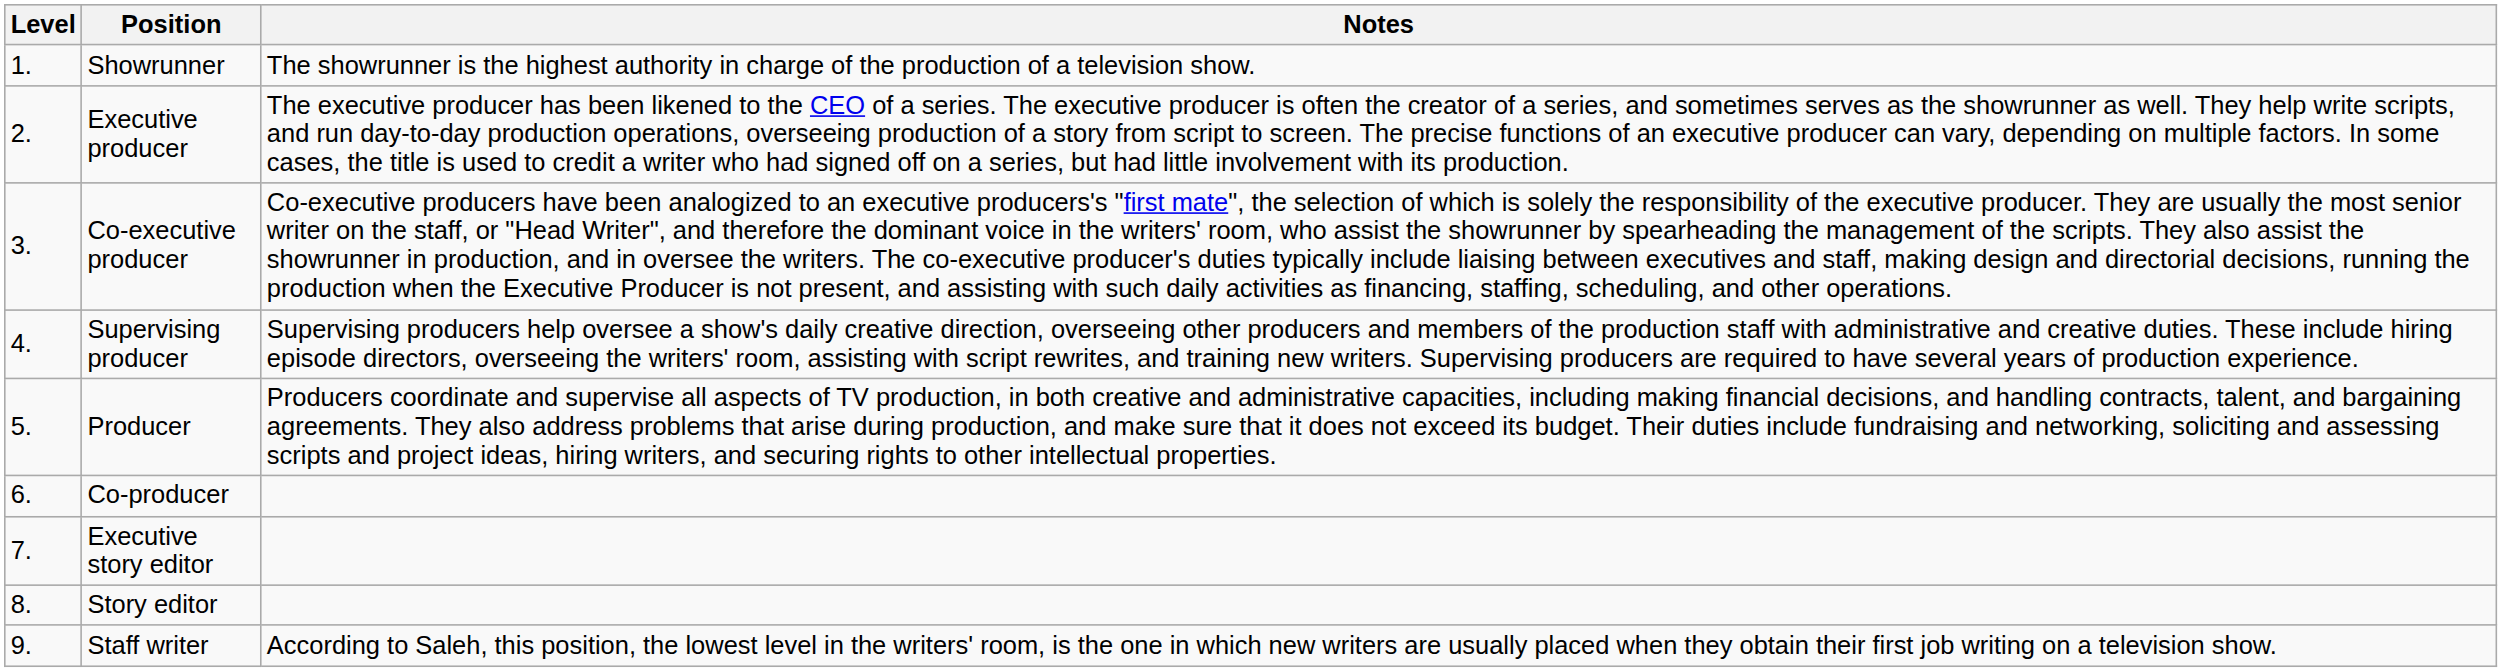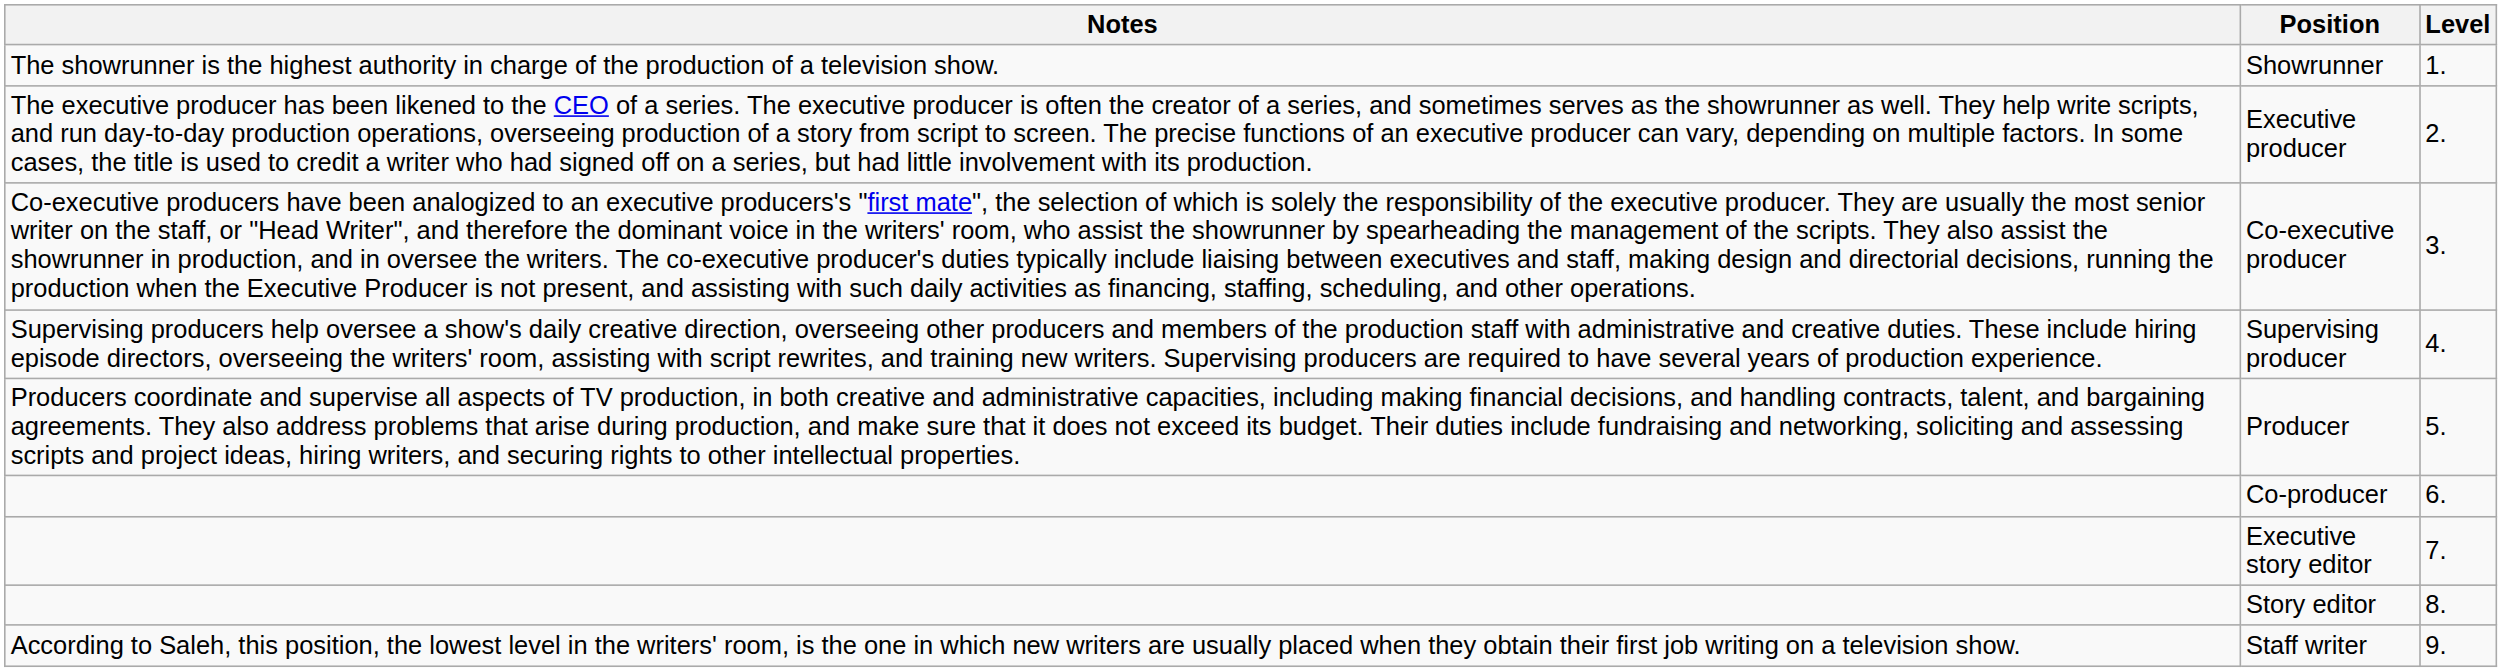columns swapped: (43, 24) <-> (1379, 24)
